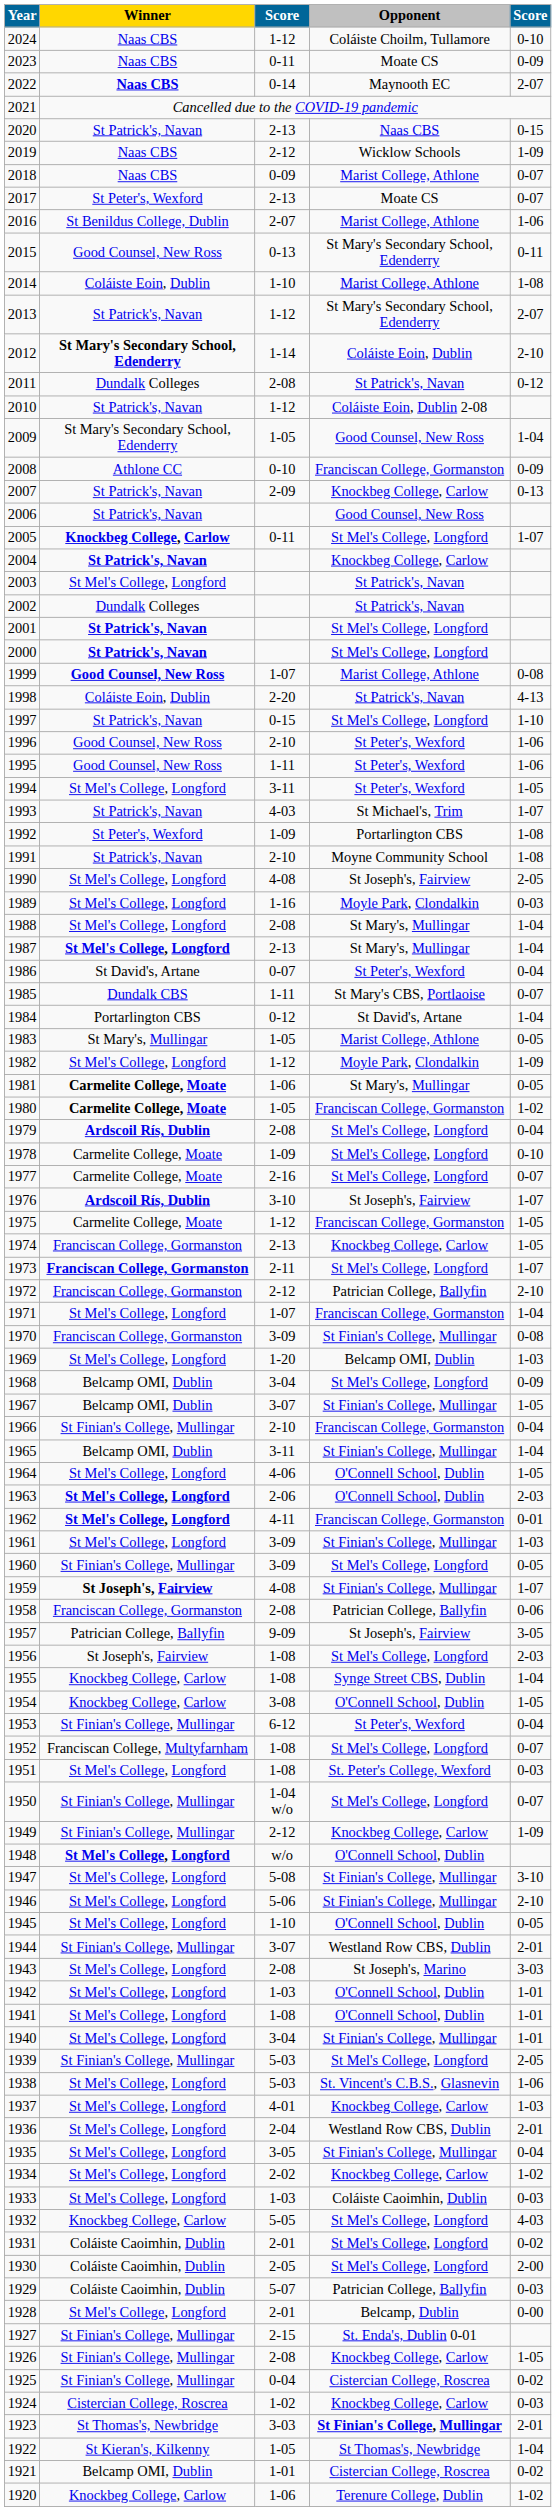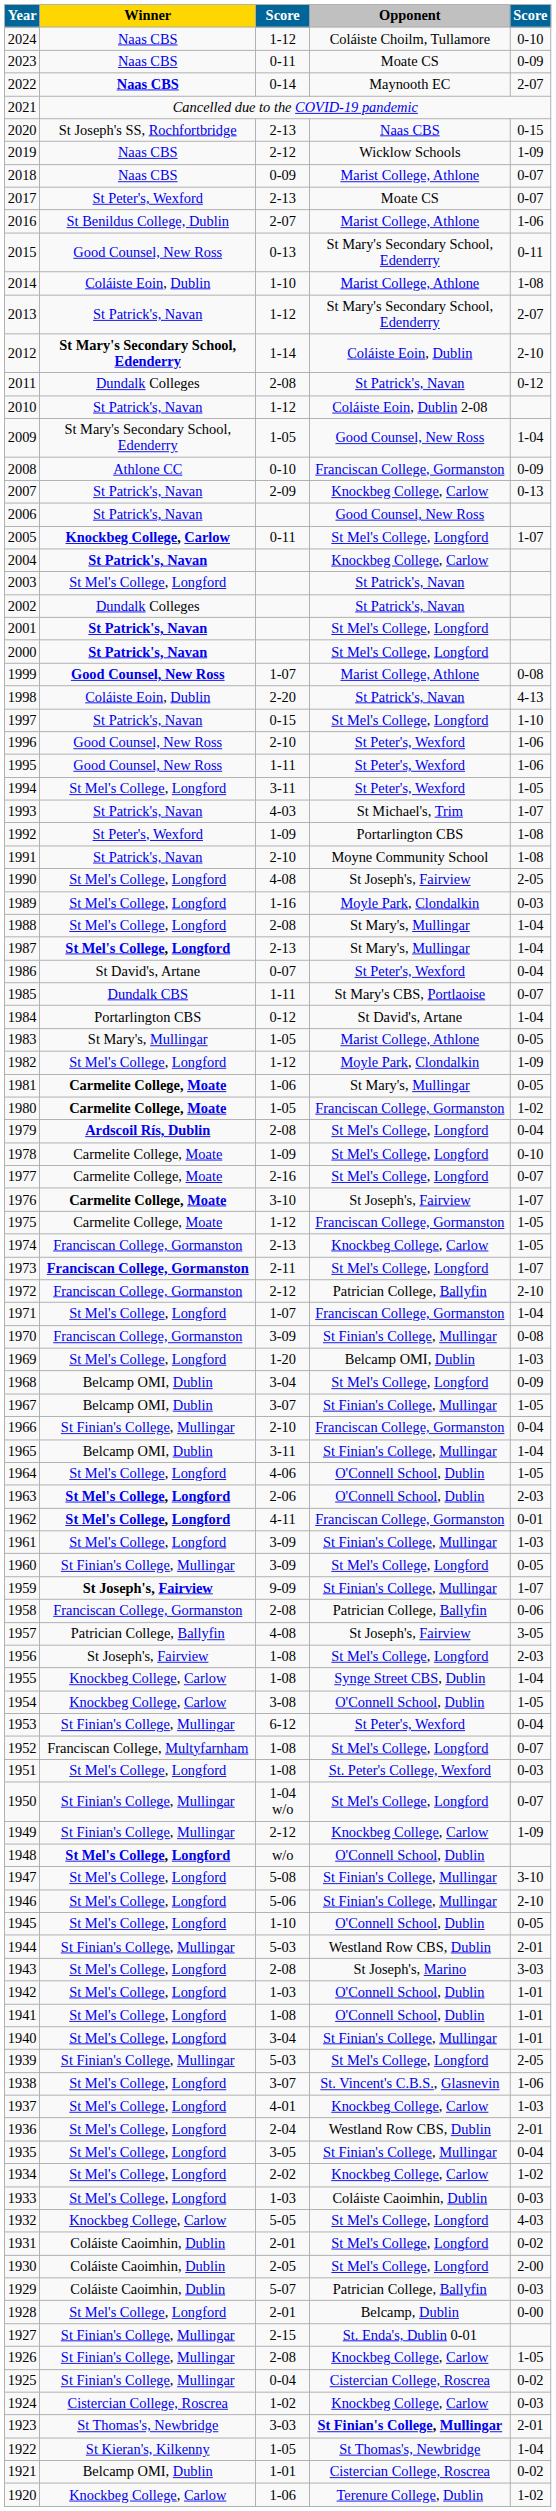(147, 130) St Patrick's, Navan -> (148, 130) St Joseph's SS, Rochfortbridge
(147, 1199) Ardscoil Rís, Dublin -> (148, 1199) Carmelite College, Moate
(282, 1587) 4-08 -> (283, 1587) 9-09
(282, 1633) 9-09 -> (283, 1633) 4-08
(282, 1946) 3-07 -> (283, 1946) 5-03
(282, 2083) 5-03 -> (283, 2083) 3-07
